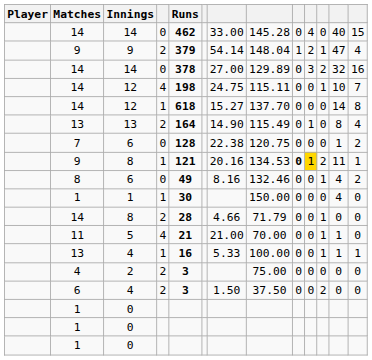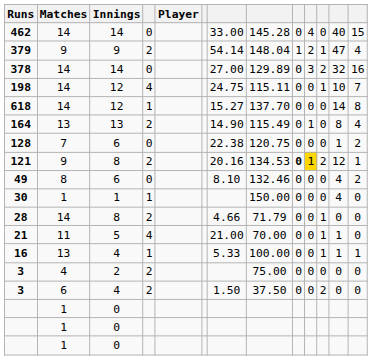columns swapped: (28, 14) <-> (185, 14)
(163, 161) 1 -> (149, 161) 2
(339, 161) 11 -> (339, 161) 12
(227, 180) 8.16 -> (227, 180) 8.10
(323, 180) 1 -> (323, 180) 0
